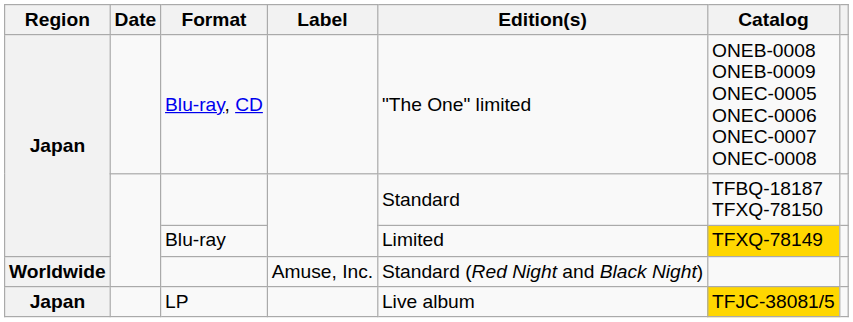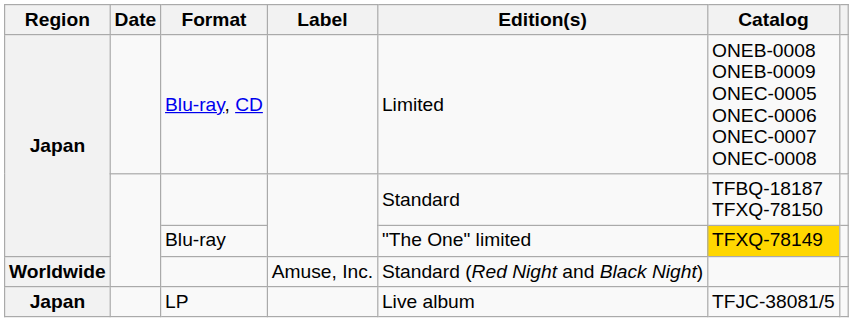(457, 104) "The One" limited -> (413, 104) Limited
(413, 240) Limited -> (457, 240) "The One" limited
(773, 301) gold background -> (773, 301) no background
